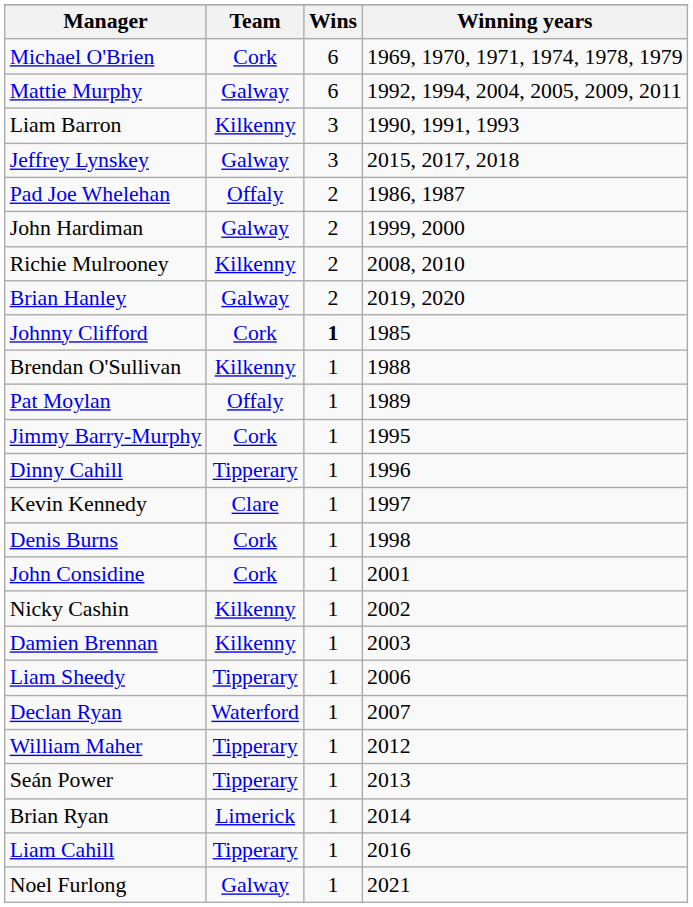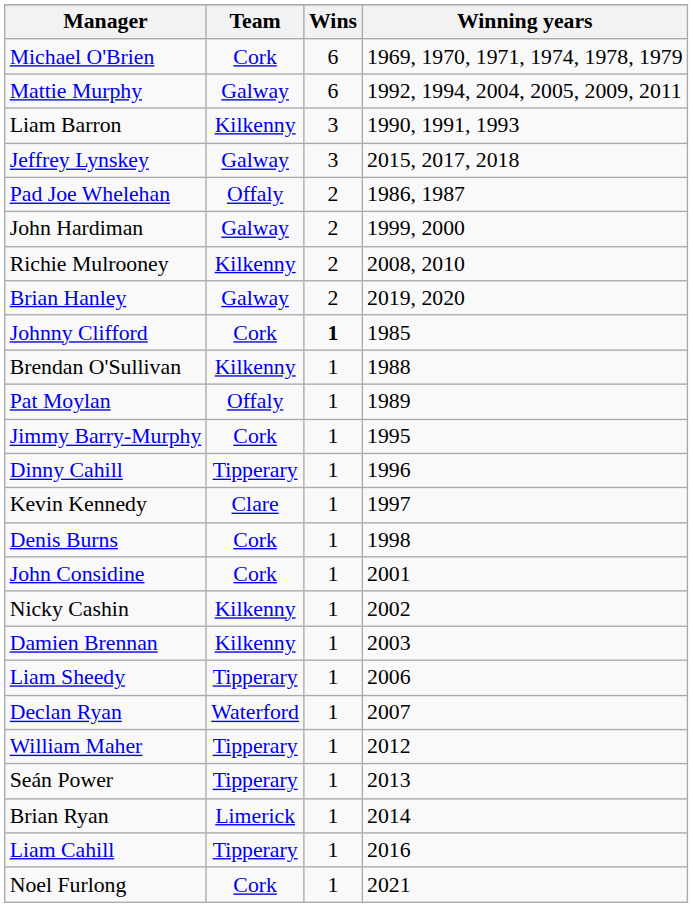(255, 884) Galway -> (255, 884) Cork
